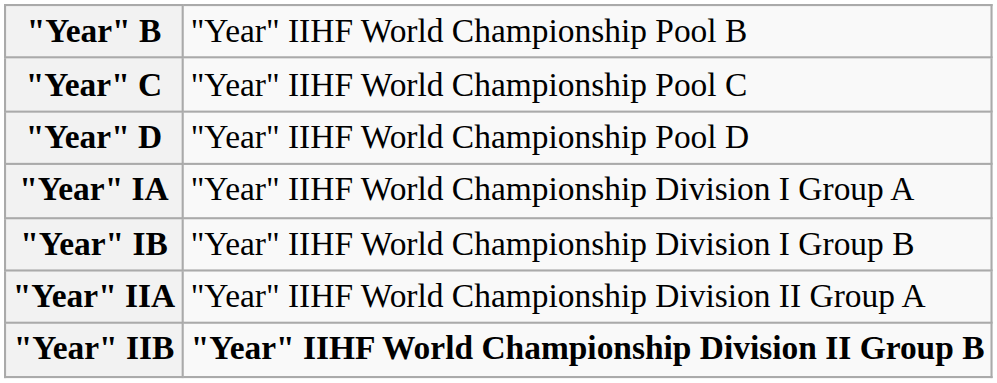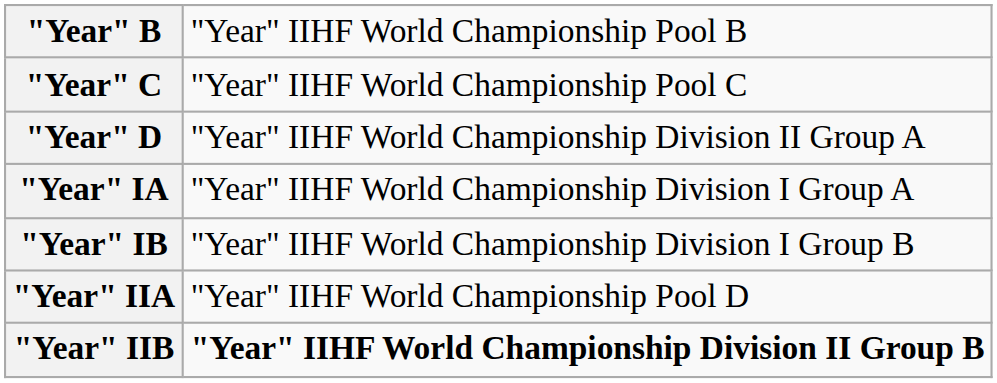(470, 137) "Year" IIHF World Championship Pool D -> (558, 137) "Year" IIHF World Championship Division II Group A
(558, 296) "Year" IIHF World Championship Division II Group A -> (470, 296) "Year" IIHF World Championship Pool D
